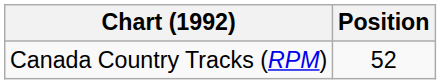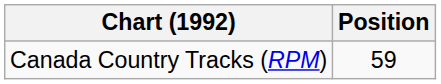(384, 59) 52 -> (384, 59) 59
